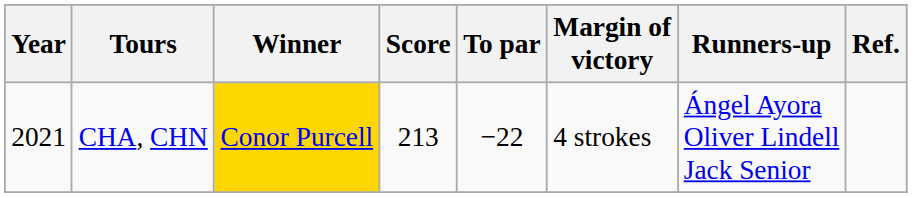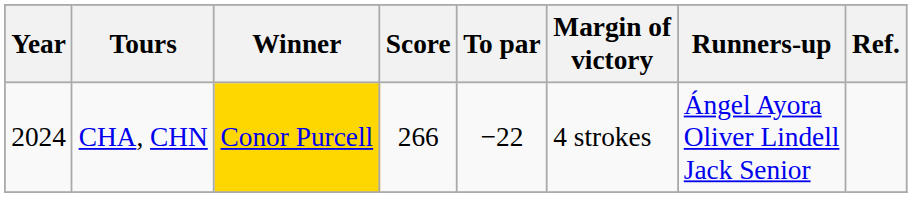(39, 137) 2021 -> (39, 137) 2024
(418, 137) 213 -> (418, 137) 266
